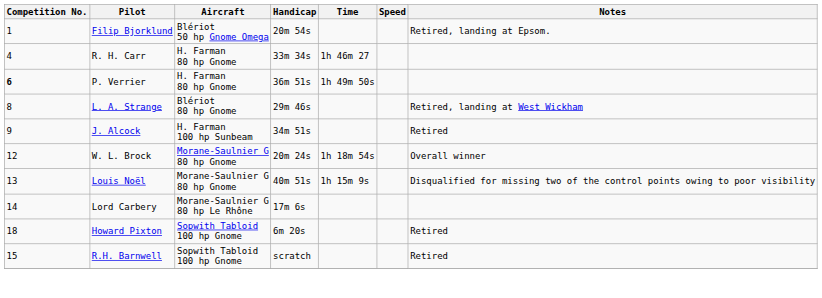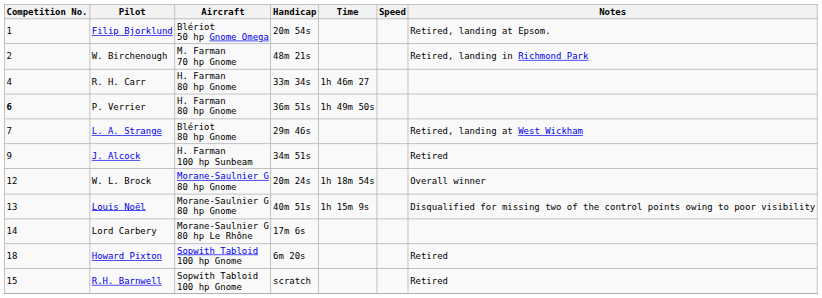+ row: (130, 56)
(9, 106) 8 -> (9, 131) 7
